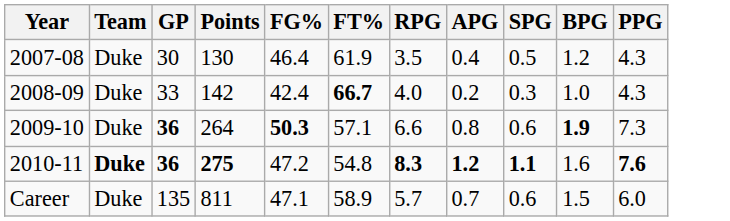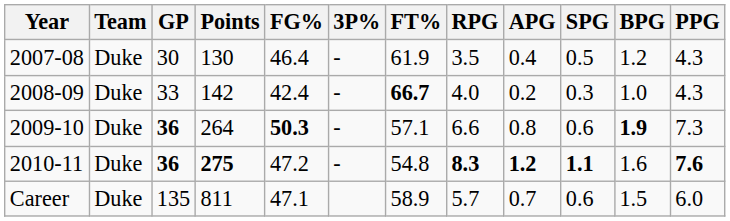+ column: (357, 22)
(120, 163) bold -> (118, 163) normal
